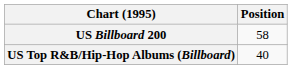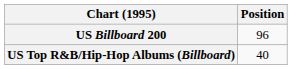(263, 34) 58 -> (263, 34) 96
